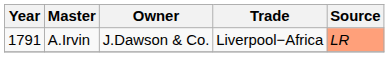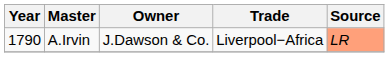(24, 39) 1791 -> (24, 39) 1790
